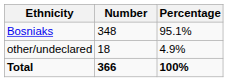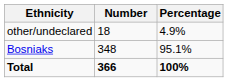rows swapped: (30, 31) <-> (50, 49)
